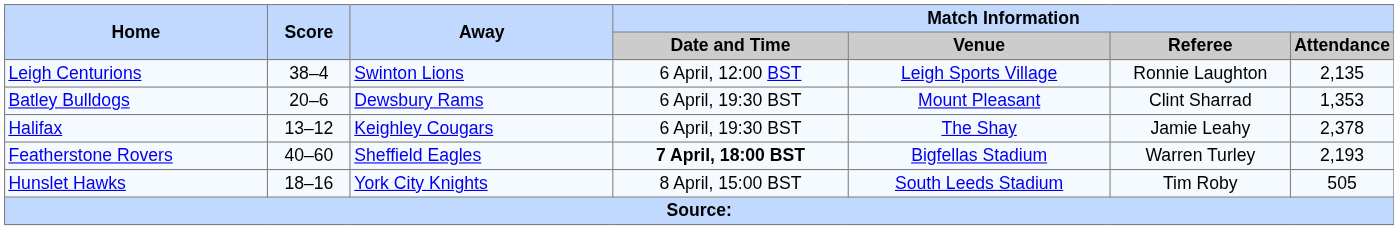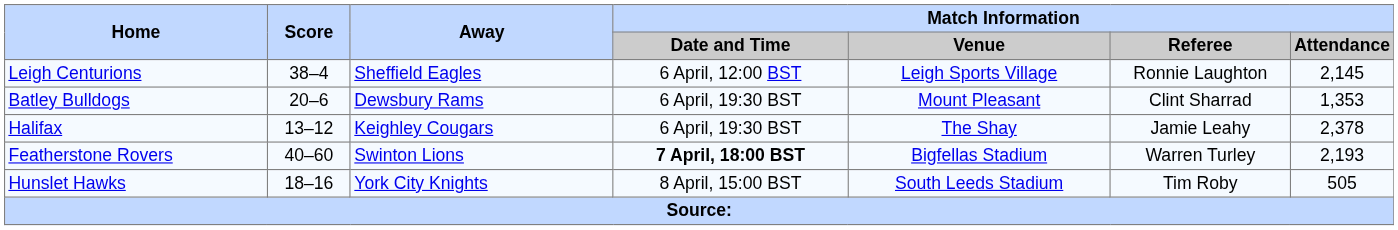(409, 73) Swinton Lions -> (418, 73) Sheffield Eagles
(1342, 73) 2,135 -> (1342, 73) 2,145
(418, 155) Sheffield Eagles -> (409, 155) Swinton Lions
